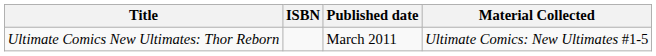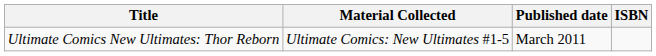columns swapped: (537, 16) <-> (303, 16)
